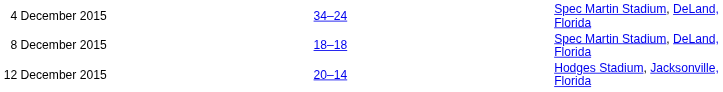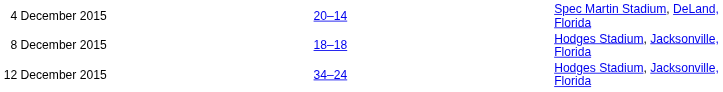(330, 16) 34–24 -> (330, 16) 20–14
(636, 45) Spec Martin Stadium, DeLand, Florida -> (636, 45) Hodges Stadium, Jacksonville, Florida
(330, 74) 20–14 -> (330, 74) 34–24
